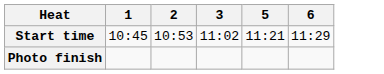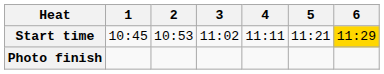+ column: (265, 15)
(311, 37) no background -> (356, 37) gold background
